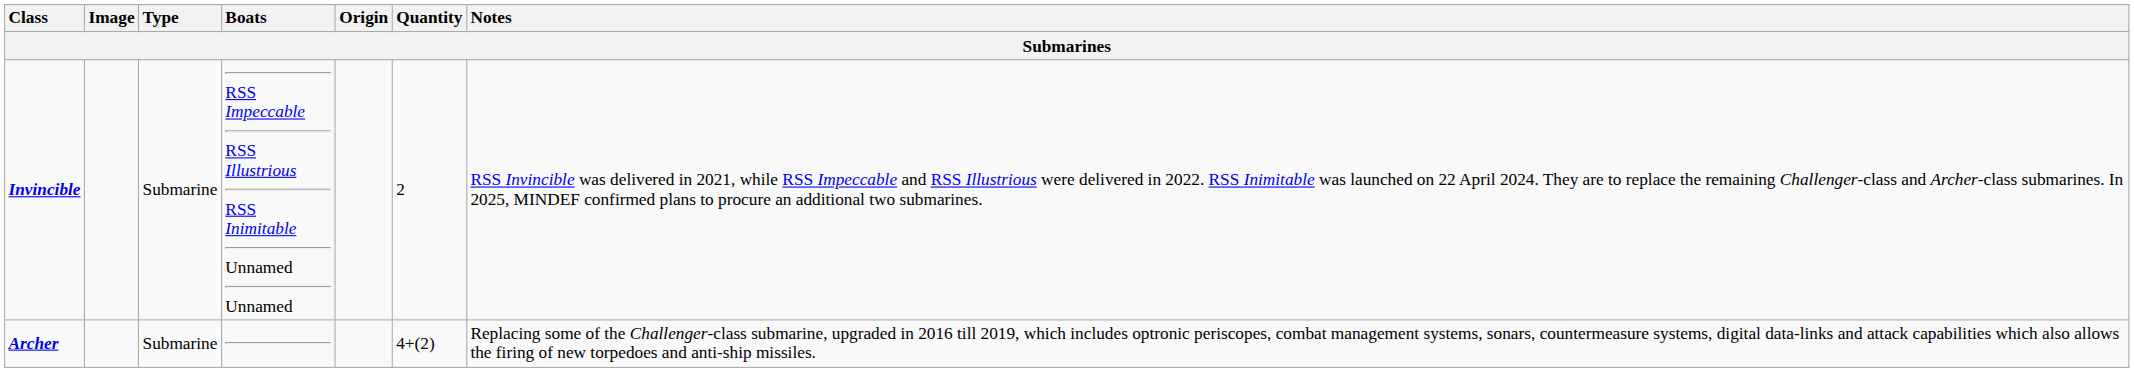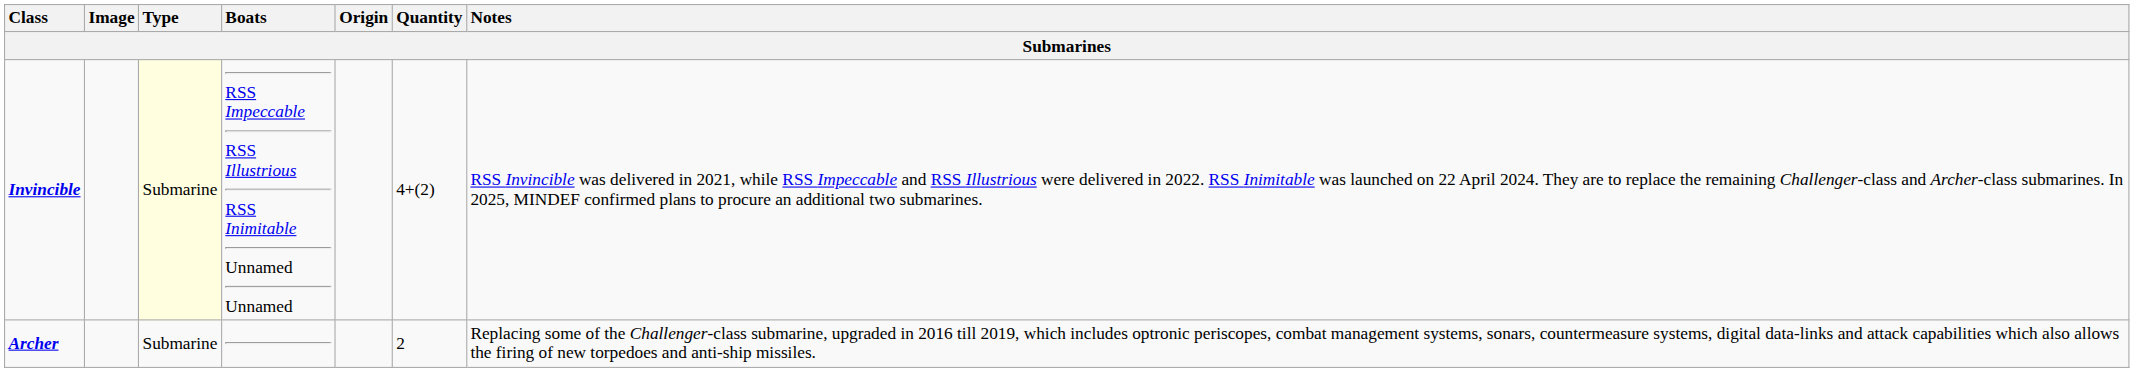(180, 189) no background -> (180, 189) lightyellow background
(401, 189) 2 -> (415, 189) 4+(2)
(415, 343) 4+(2) -> (401, 343) 2
